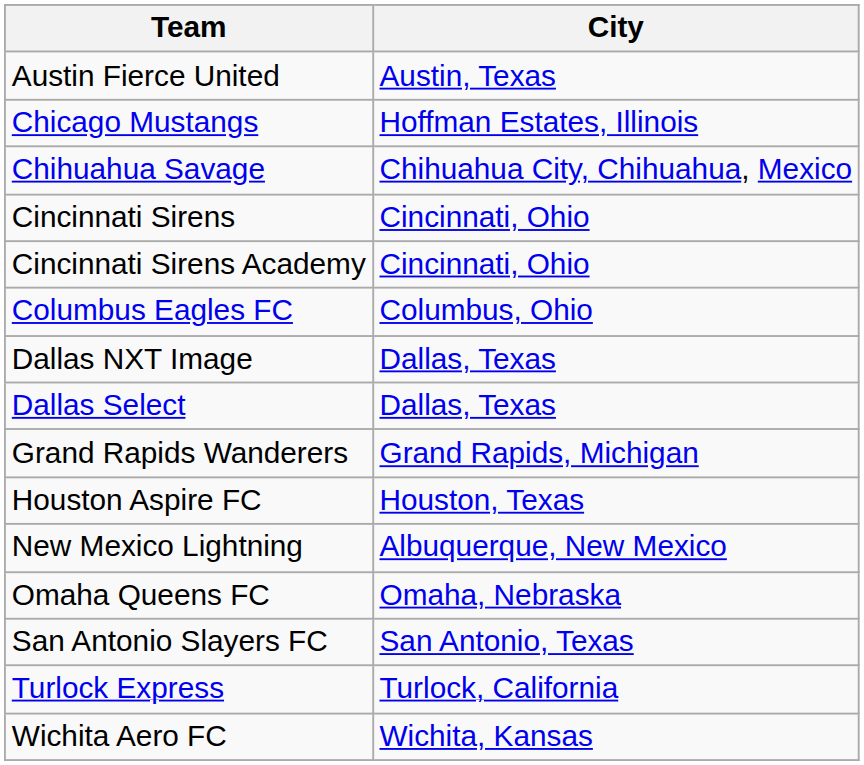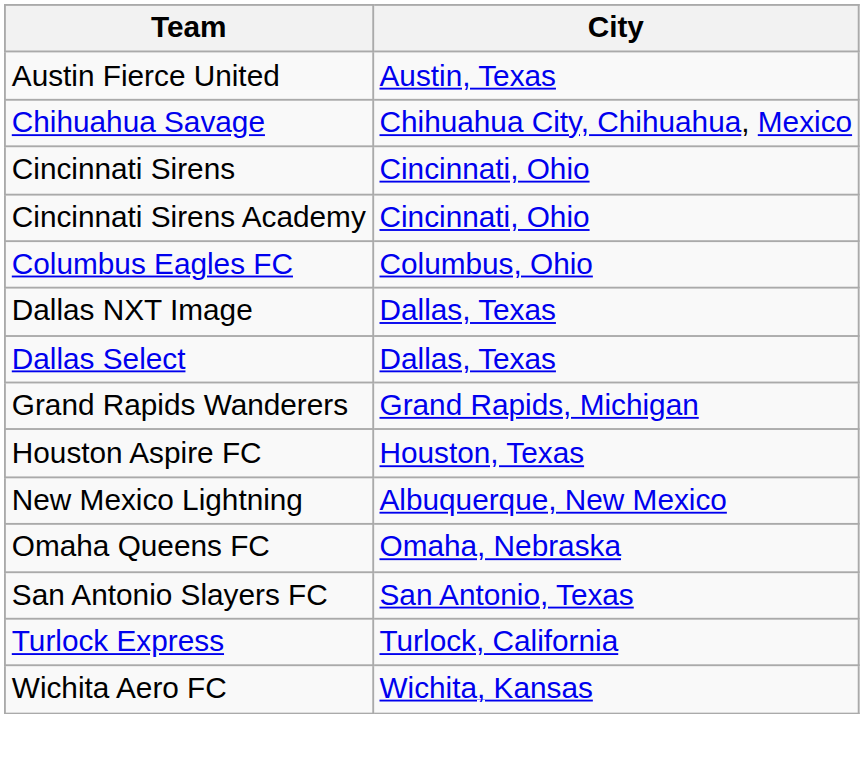- row: (135, 122)
